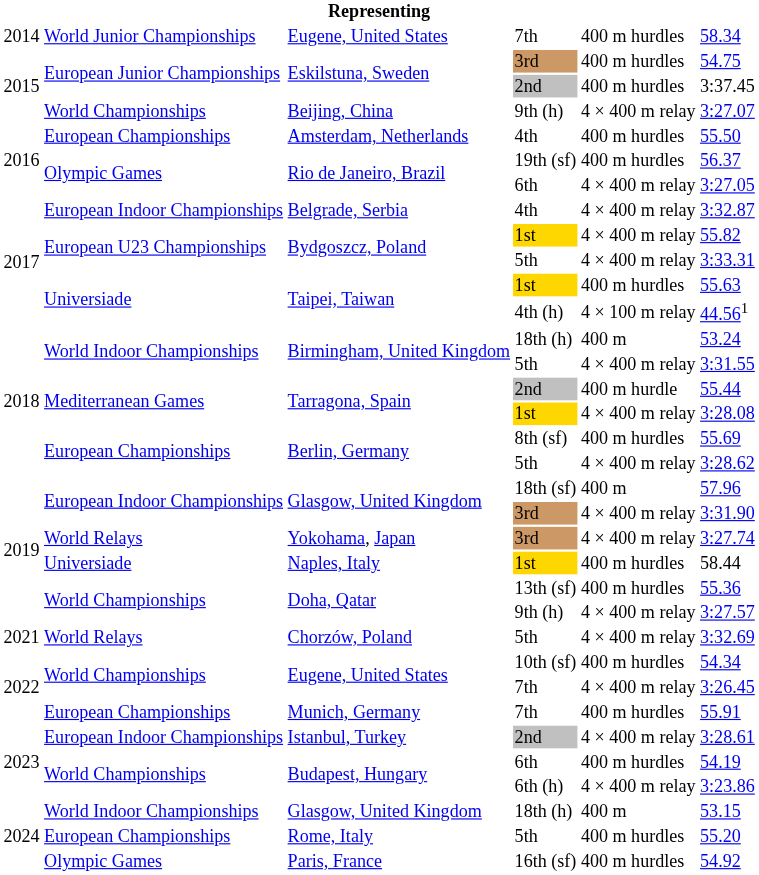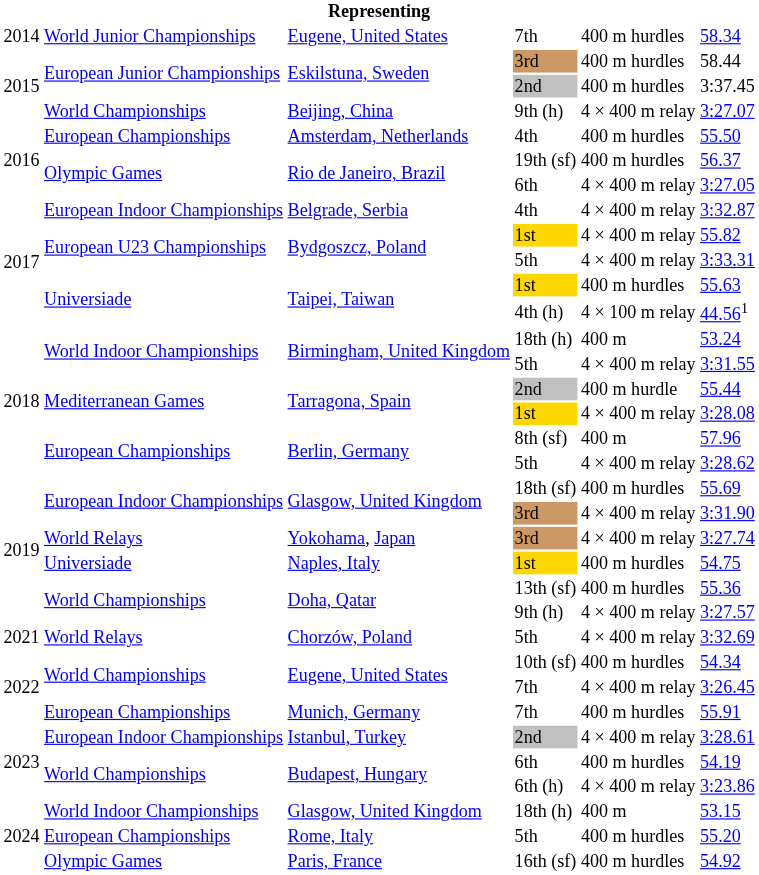(720, 61) 54.75 -> (720, 61) 58.44
(633, 439) 400 m hurdles -> (604, 439) 400 m
(720, 439) 55.69 -> (720, 439) 57.96
(604, 488) 400 m -> (633, 488) 400 m hurdles
(720, 488) 57.96 -> (720, 488) 55.69
(720, 563) 58.44 -> (720, 563) 54.75
